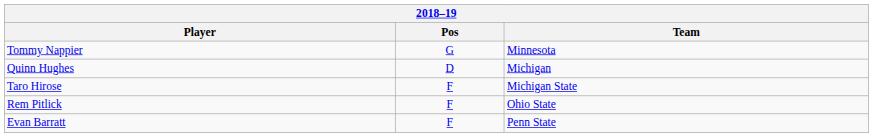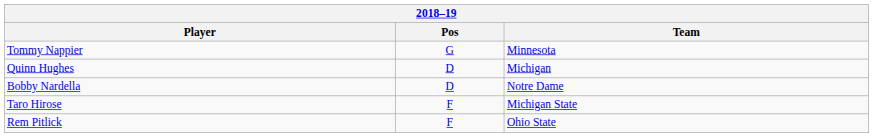+ row: (44, 86)
- row: (36, 123)
